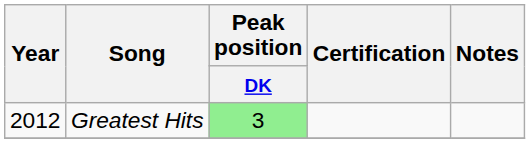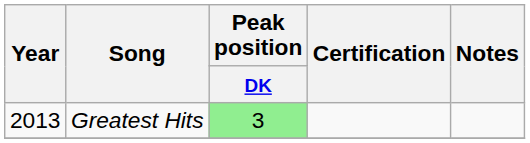(35, 120) 2012 -> (35, 120) 2013
